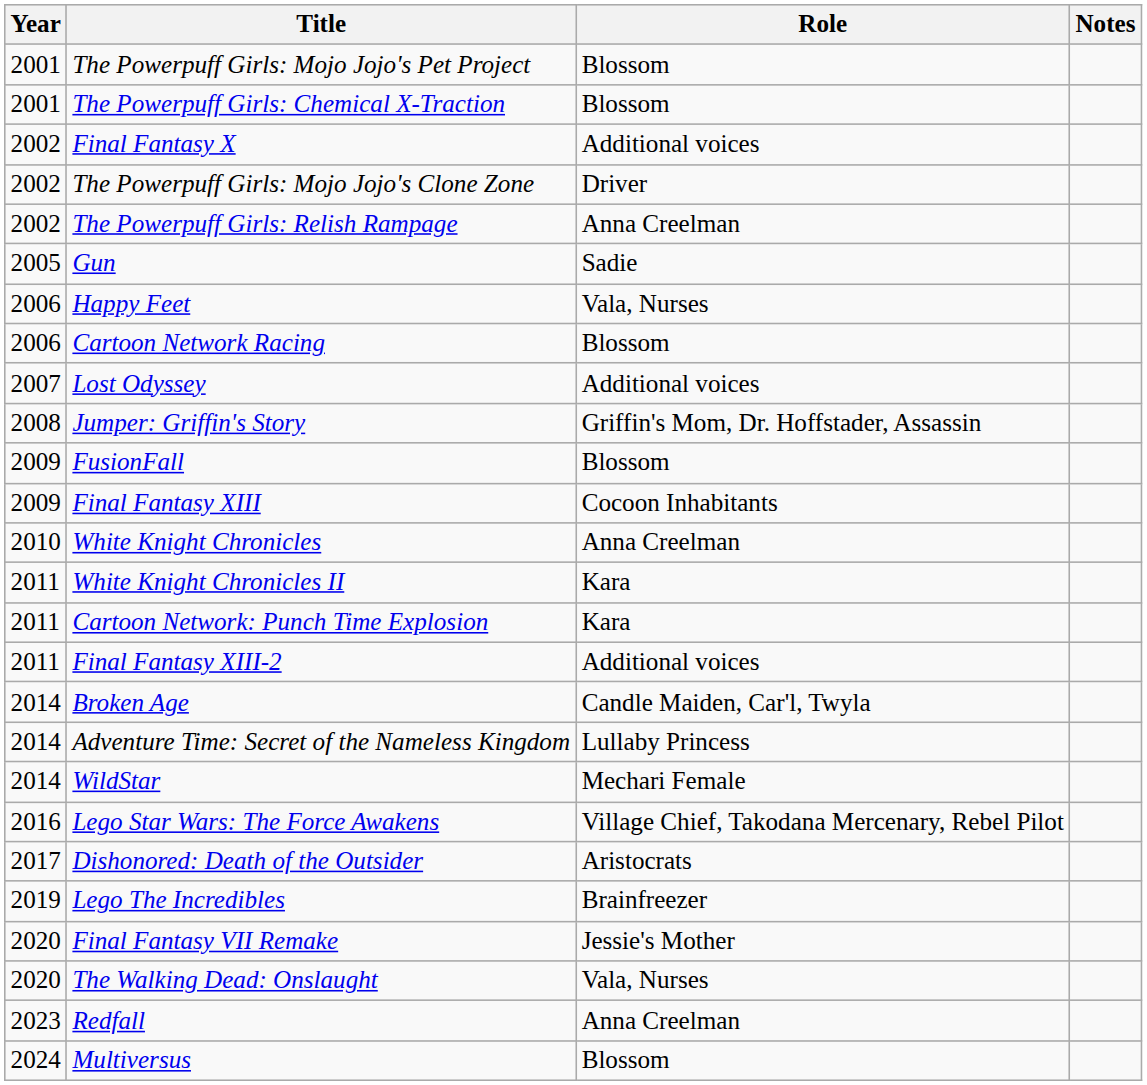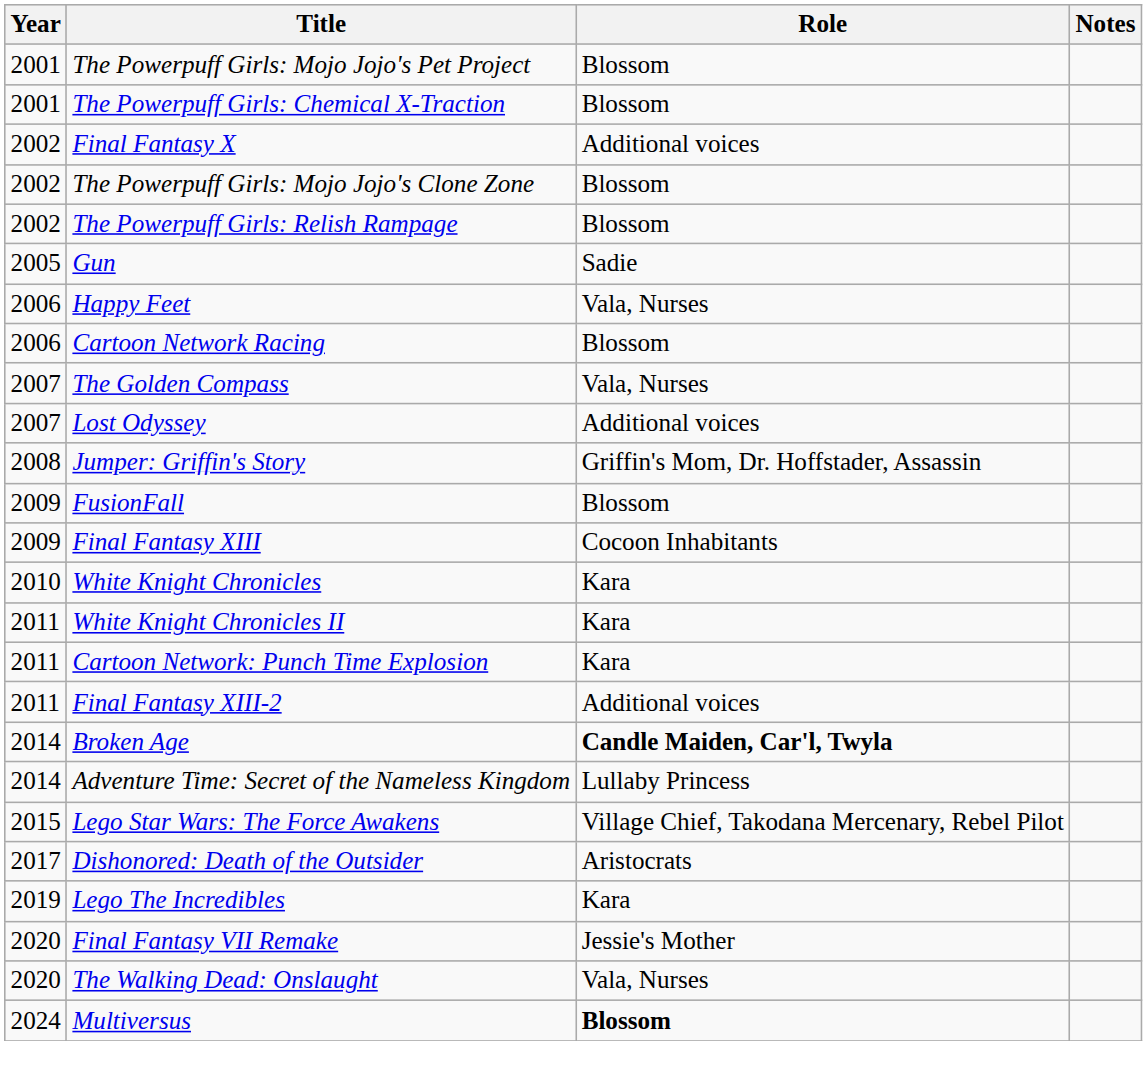(614, 183) Driver -> (626, 183) Blossom
(661, 223) Anna Creelman -> (626, 223) Blossom
+ row: (181, 382)
(661, 542) Anna Creelman -> (606, 582) Kara
(726, 701) normal -> (737, 741) bold
- row: (116, 781)
(36, 821) 2016 -> (36, 821) 2015
(644, 900) Brainfreezer -> (606, 900) Kara
- row: (109, 1020)
(626, 1060) normal -> (626, 1020) bold
